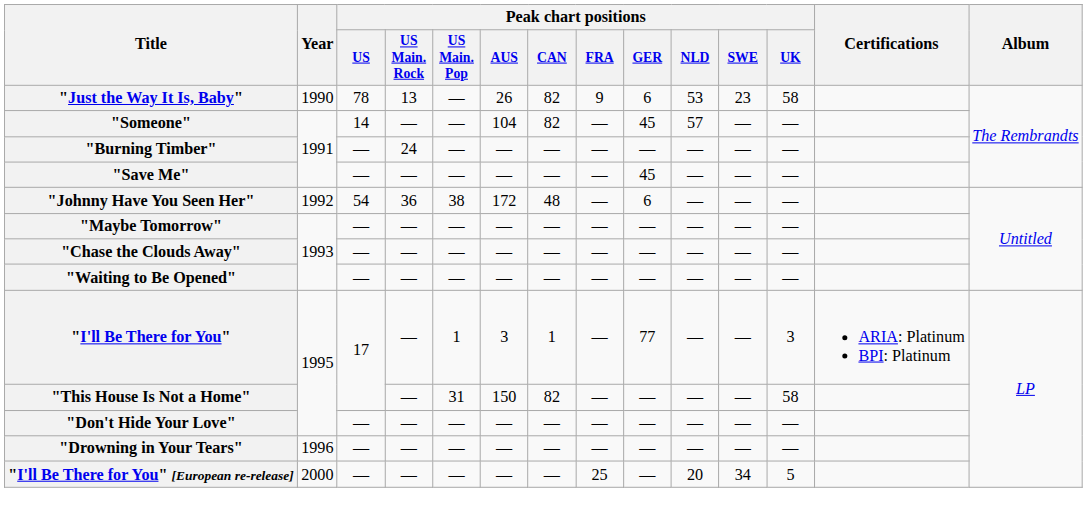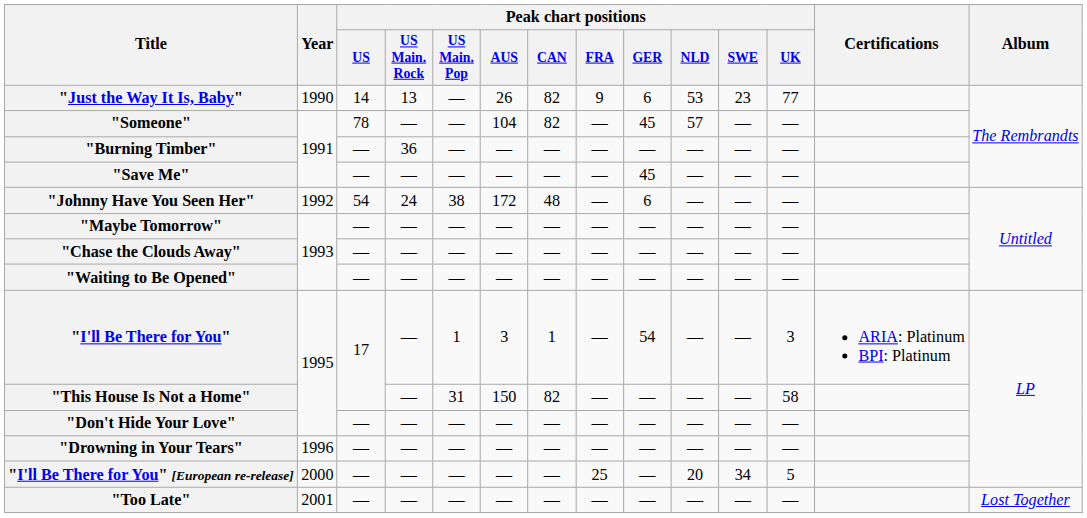(361, 97) 78 -> (361, 97) 14
(790, 97) 58 -> (790, 97) 77
(361, 123) 14 -> (361, 123) 78
(409, 149) 24 -> (409, 149) 36
(409, 200) 36 -> (409, 200) 24
(647, 337) 77 -> (647, 337) 54
+ row: (151, 499)
